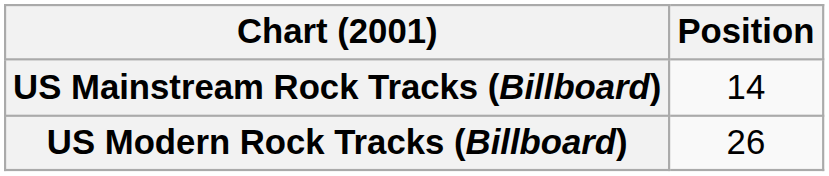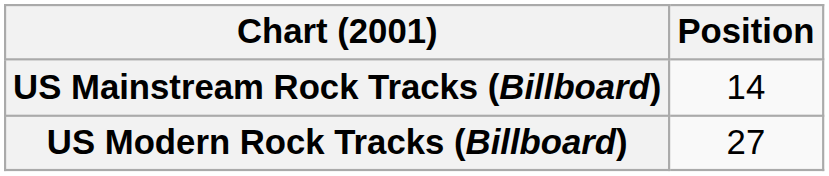(746, 142) 26 -> (746, 142) 27
